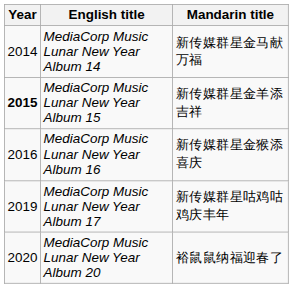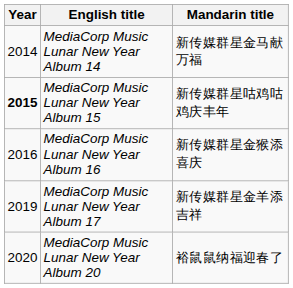(230, 102) 新传媒群星金羊添吉祥 -> (230, 102) 新传媒群星咕鸡咕鸡庆丰年
(230, 205) 新传媒群星咕鸡咕鸡庆丰年 -> (230, 205) 新传媒群星金羊添吉祥
